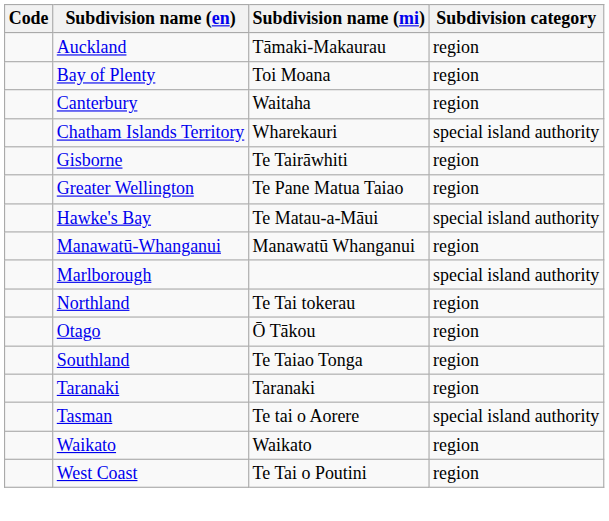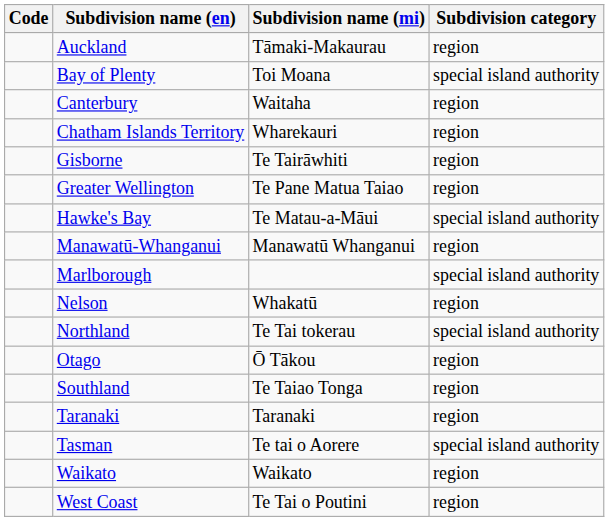(456, 75) region -> (516, 75) special island authority
(516, 132) special island authority -> (456, 132) region
+ row: (82, 302)
(456, 302) region -> (516, 331) special island authority
